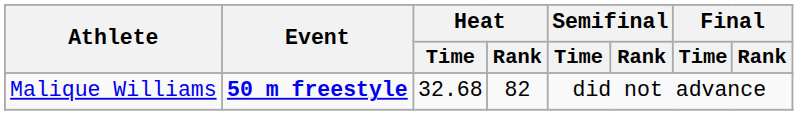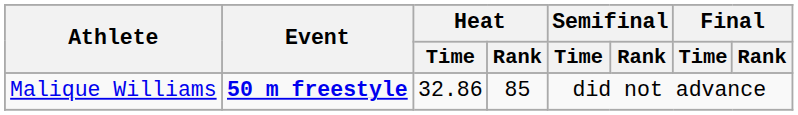(450, 91) 32.68 -> (450, 91) 32.86
(517, 91) 82 -> (517, 91) 85
